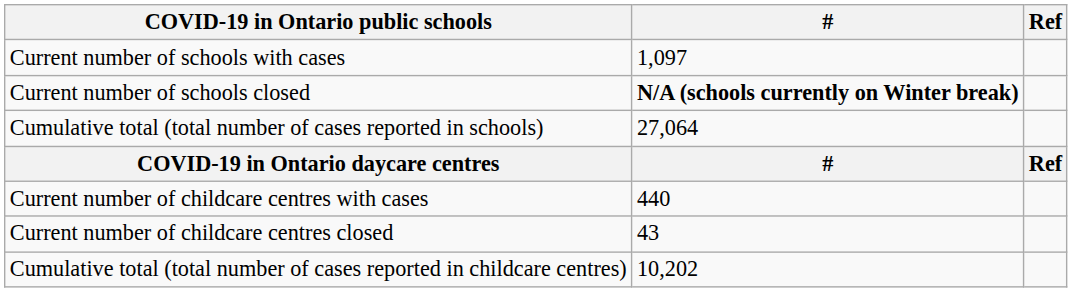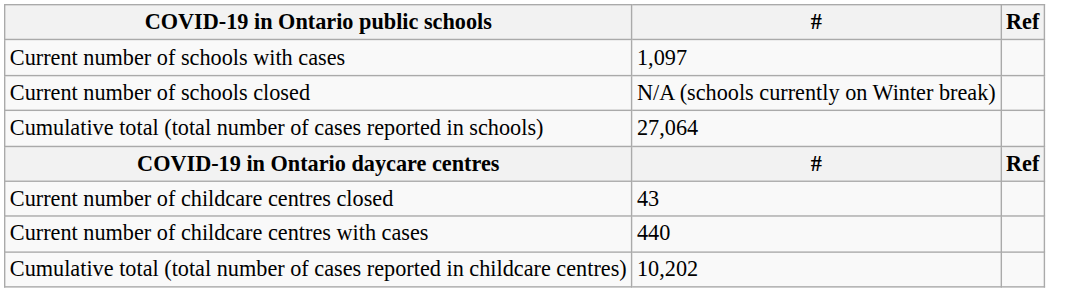(828, 92) bold -> (816, 92) normal
rows swapped: (219, 198) <-> (202, 233)
